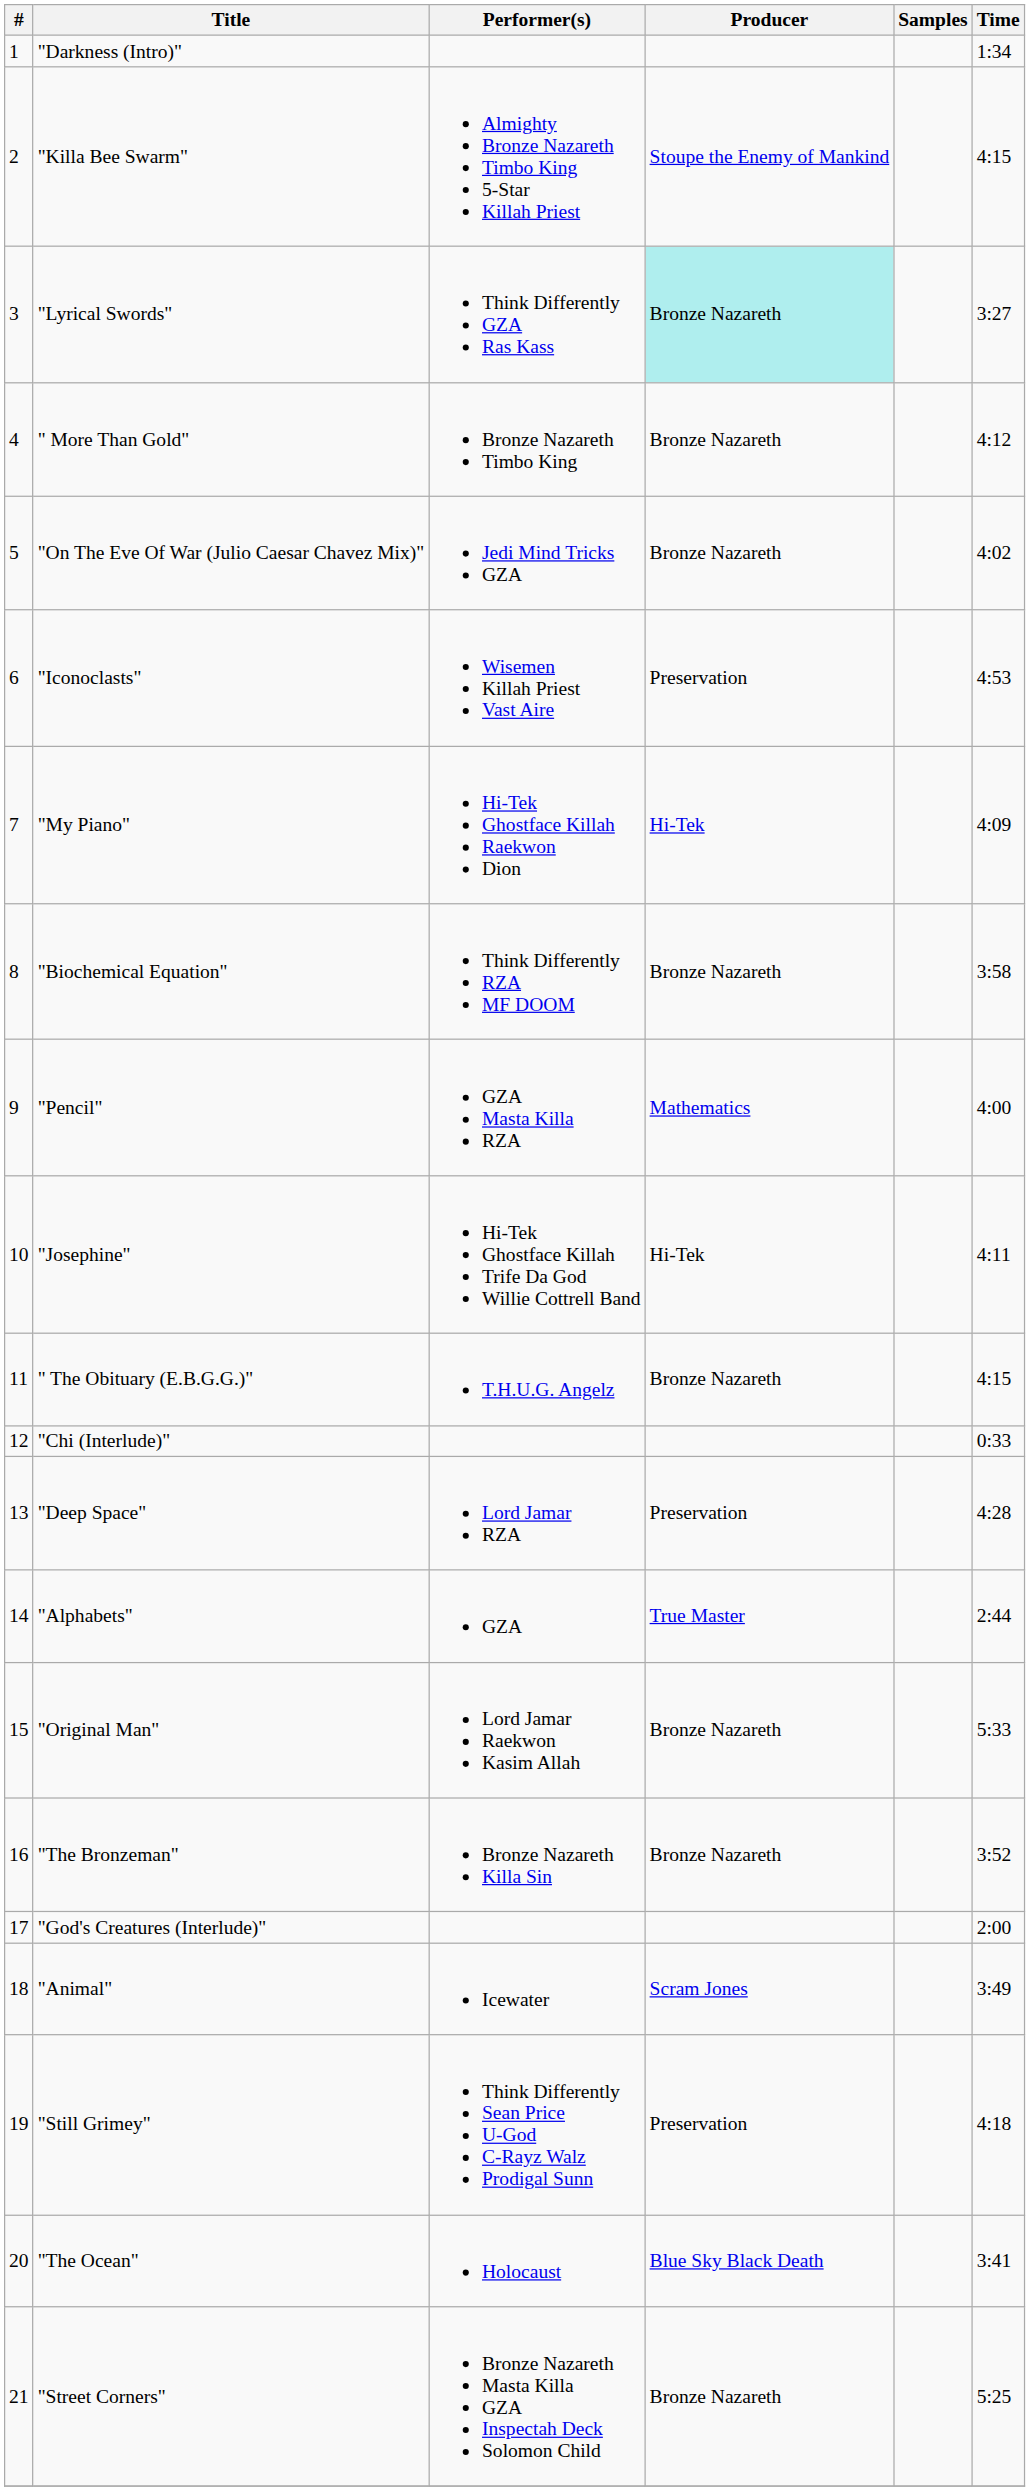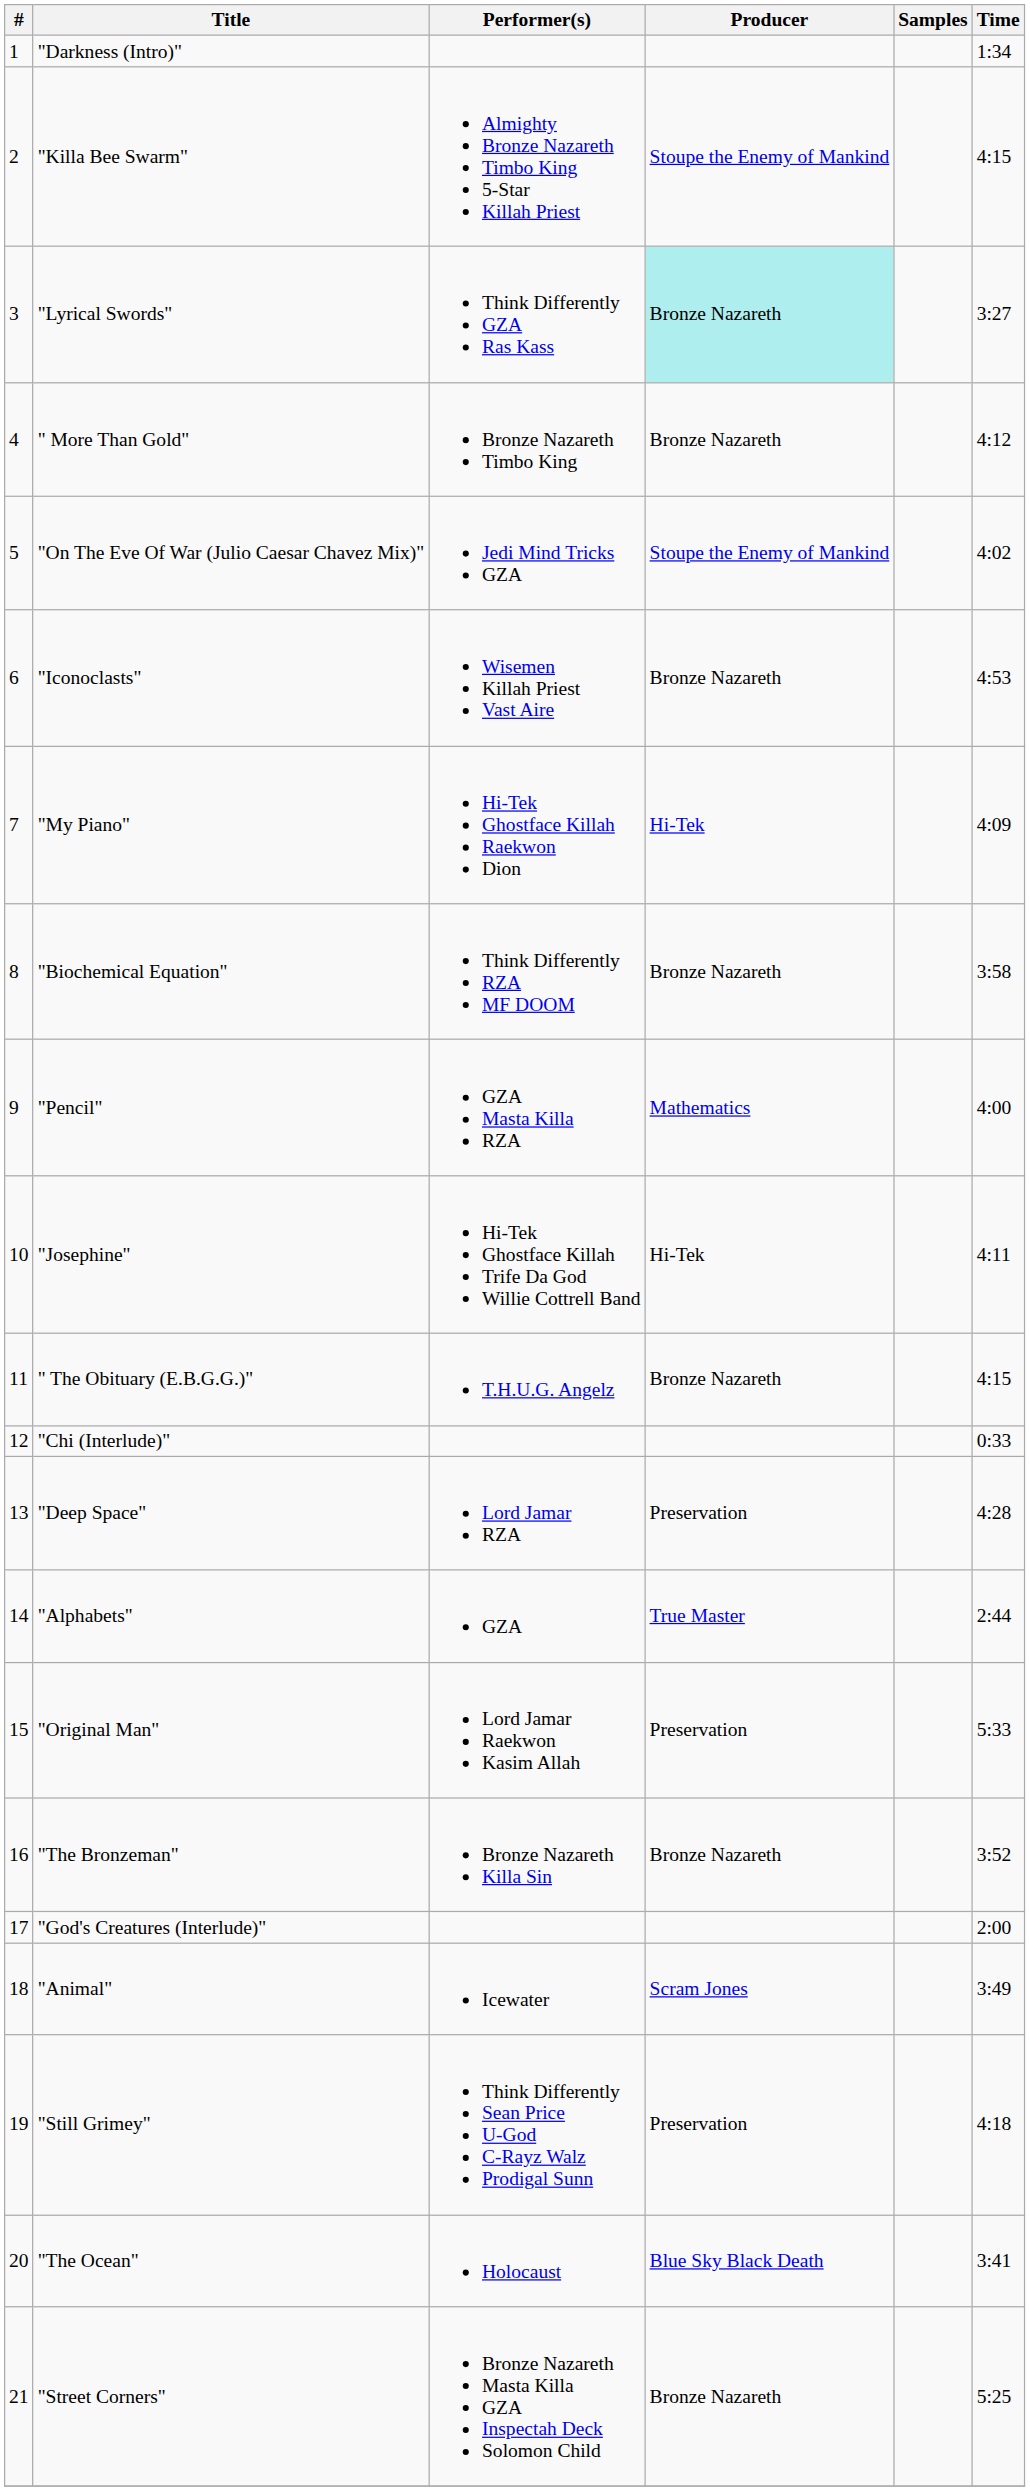(715, 552) Bronze Nazareth -> (769, 552) Stoupe the Enemy of Mankind
(698, 677) Preservation -> (715, 677) Bronze Nazareth
(715, 1729) Bronze Nazareth -> (698, 1729) Preservation
